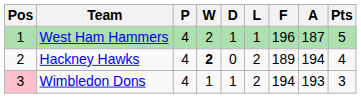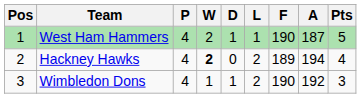(283, 37) 196 -> (283, 37) 190
(20, 81) pink background -> (20, 81) no background
(283, 81) 194 -> (283, 81) 190
(313, 81) 193 -> (313, 81) 192
